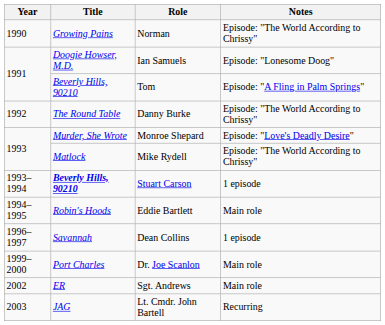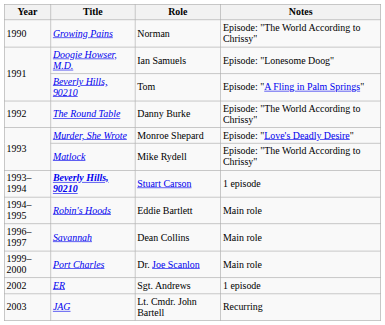(242, 237) 1 episode -> (242, 237) Main role
(242, 285) Main role -> (242, 285) 1 episode
